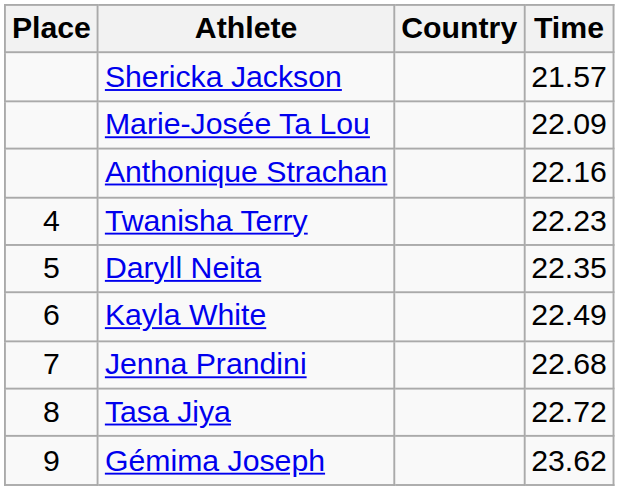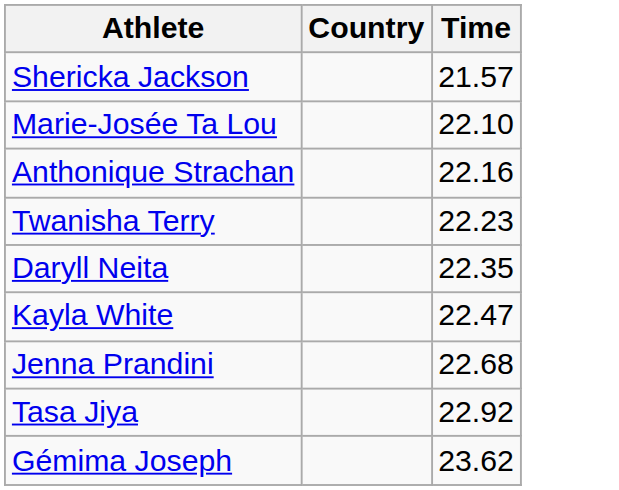- column: (51, 28)
(569, 124) 22.09 -> (476, 124) 22.10
(569, 316) 22.49 -> (476, 316) 22.47
(569, 412) 22.72 -> (476, 412) 22.92
